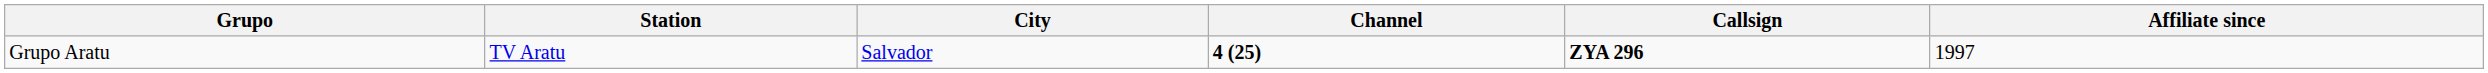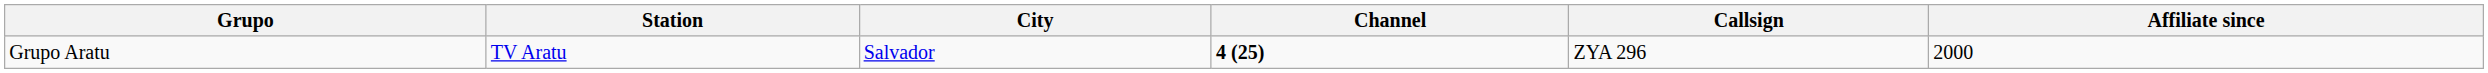(1606, 52) bold -> (1610, 52) normal
(1955, 52) 1997 -> (1953, 52) 2000
